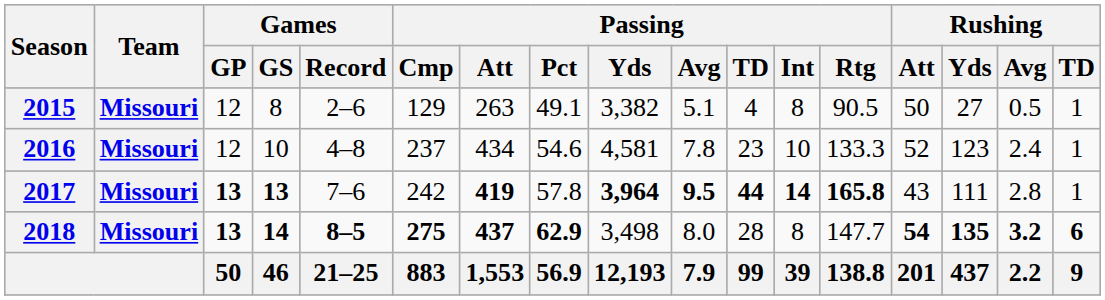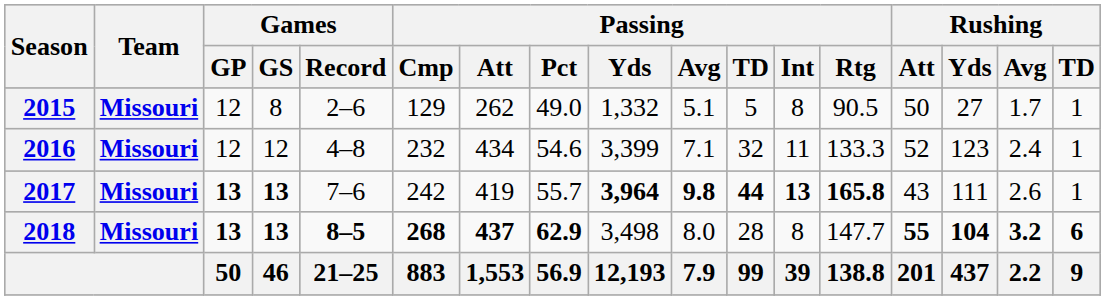(495, 107) 263 -> (495, 107) 262
(559, 107) 49.1 -> (559, 107) 49.0
(630, 107) 3,382 -> (630, 107) 1,332
(751, 107) 4 -> (751, 107) 5
(1025, 107) 0.5 -> (1025, 107) 1.7
(276, 149) 10 -> (276, 149) 12
(426, 149) 237 -> (426, 149) 232
(630, 149) 4,581 -> (630, 149) 3,399
(699, 149) 7.8 -> (699, 149) 7.1
(751, 149) 23 -> (751, 149) 32
(798, 149) 10 -> (798, 149) 11
(495, 190) bold -> (495, 190) normal
(559, 190) 57.8 -> (559, 190) 55.7
(699, 190) 9.5 -> (699, 190) 9.8
(798, 190) 14 -> (798, 190) 13
(1025, 190) 2.8 -> (1025, 190) 2.6
(276, 231) 14 -> (276, 231) 13
(426, 231) 275 -> (426, 231) 268
(916, 231) 54 -> (916, 231) 55
(970, 231) 135 -> (970, 231) 104
